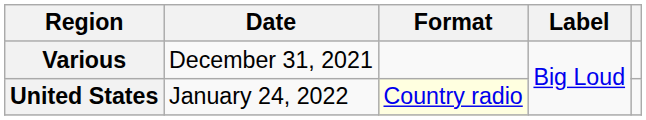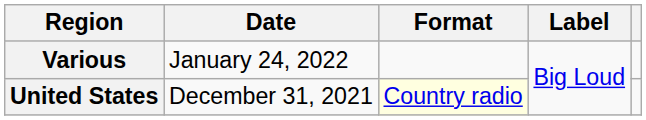(271, 59) December 31, 2021 -> (259, 59) January 24, 2022
(259, 96) January 24, 2022 -> (271, 96) December 31, 2021
